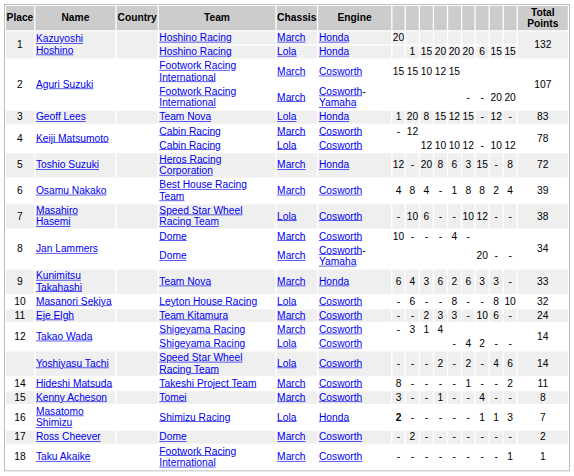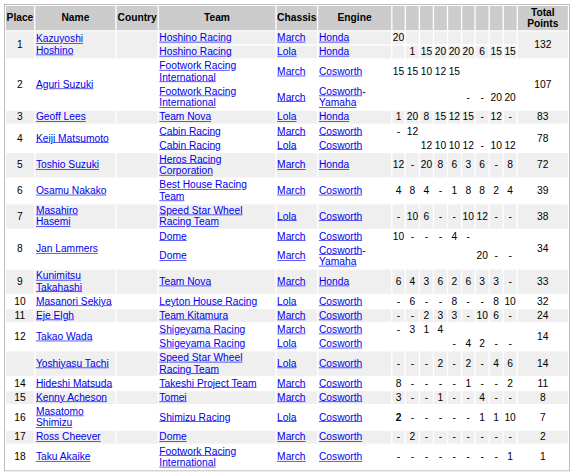(482, 165) 15 -> (482, 165) 6
(334, 417) Honda -> (341, 417) Cosworth
(510, 417) 3 -> (510, 417) 10
